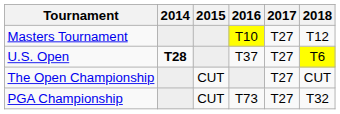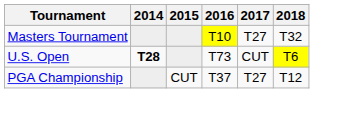(317, 36) T12 -> (291, 36) T32
(246, 57) T37 -> (220, 57) T73
(282, 57) T27 -> (255, 57) CUT
- row: (81, 78)
(246, 99) T73 -> (220, 78) T37
(317, 99) T32 -> (291, 78) T12
